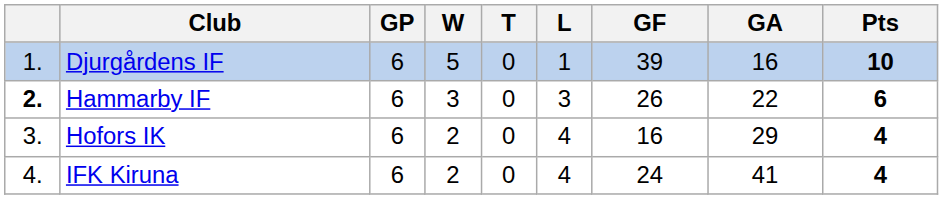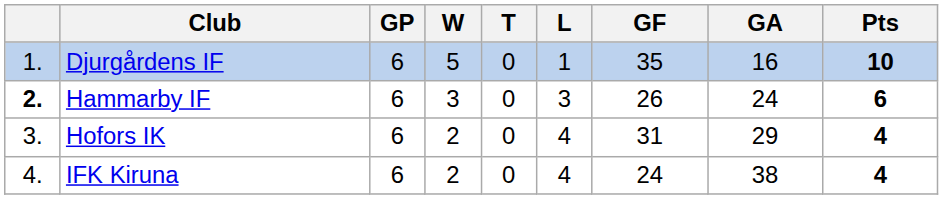(650, 61) 39 -> (650, 61) 35
(765, 99) 22 -> (765, 99) 24
(650, 136) 16 -> (650, 136) 31
(765, 174) 41 -> (765, 174) 38
